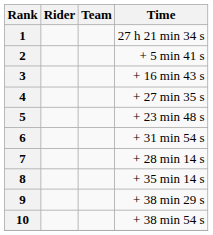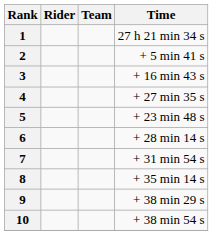(169, 138) + 31 min 54 s -> (169, 138) + 28 min 14 s
(169, 158) + 28 min 14 s -> (169, 158) + 31 min 54 s
